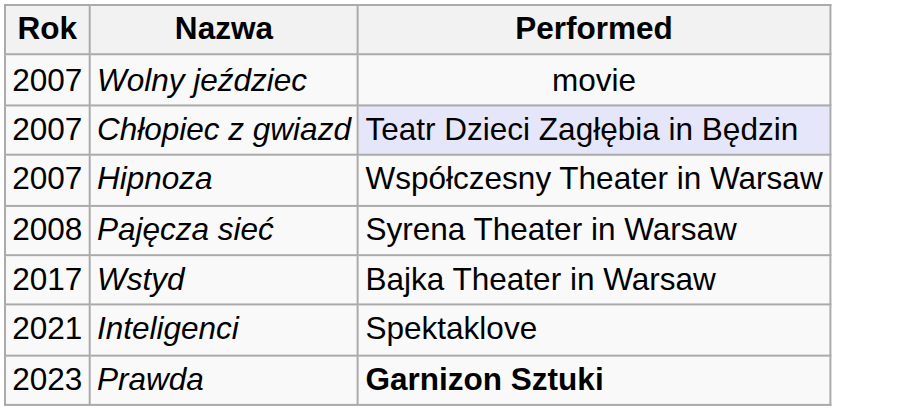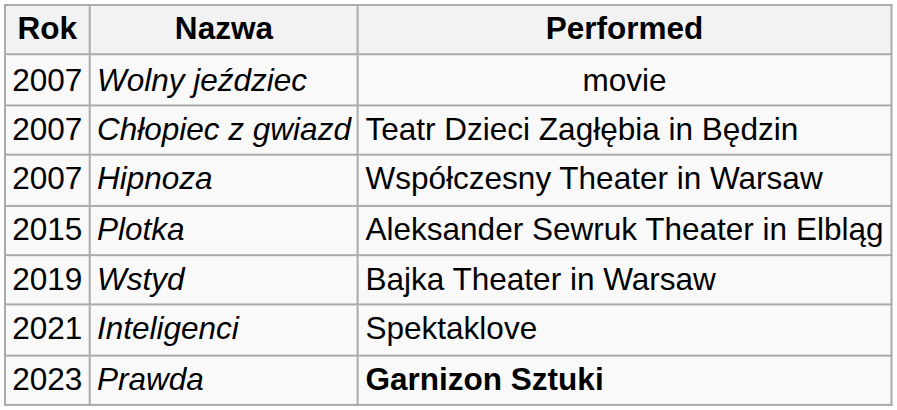(582, 129) lavender background -> (582, 129) no background
- row: (185, 229)
+ row: (141, 229)
(47, 279) 2017 -> (47, 279) 2019
